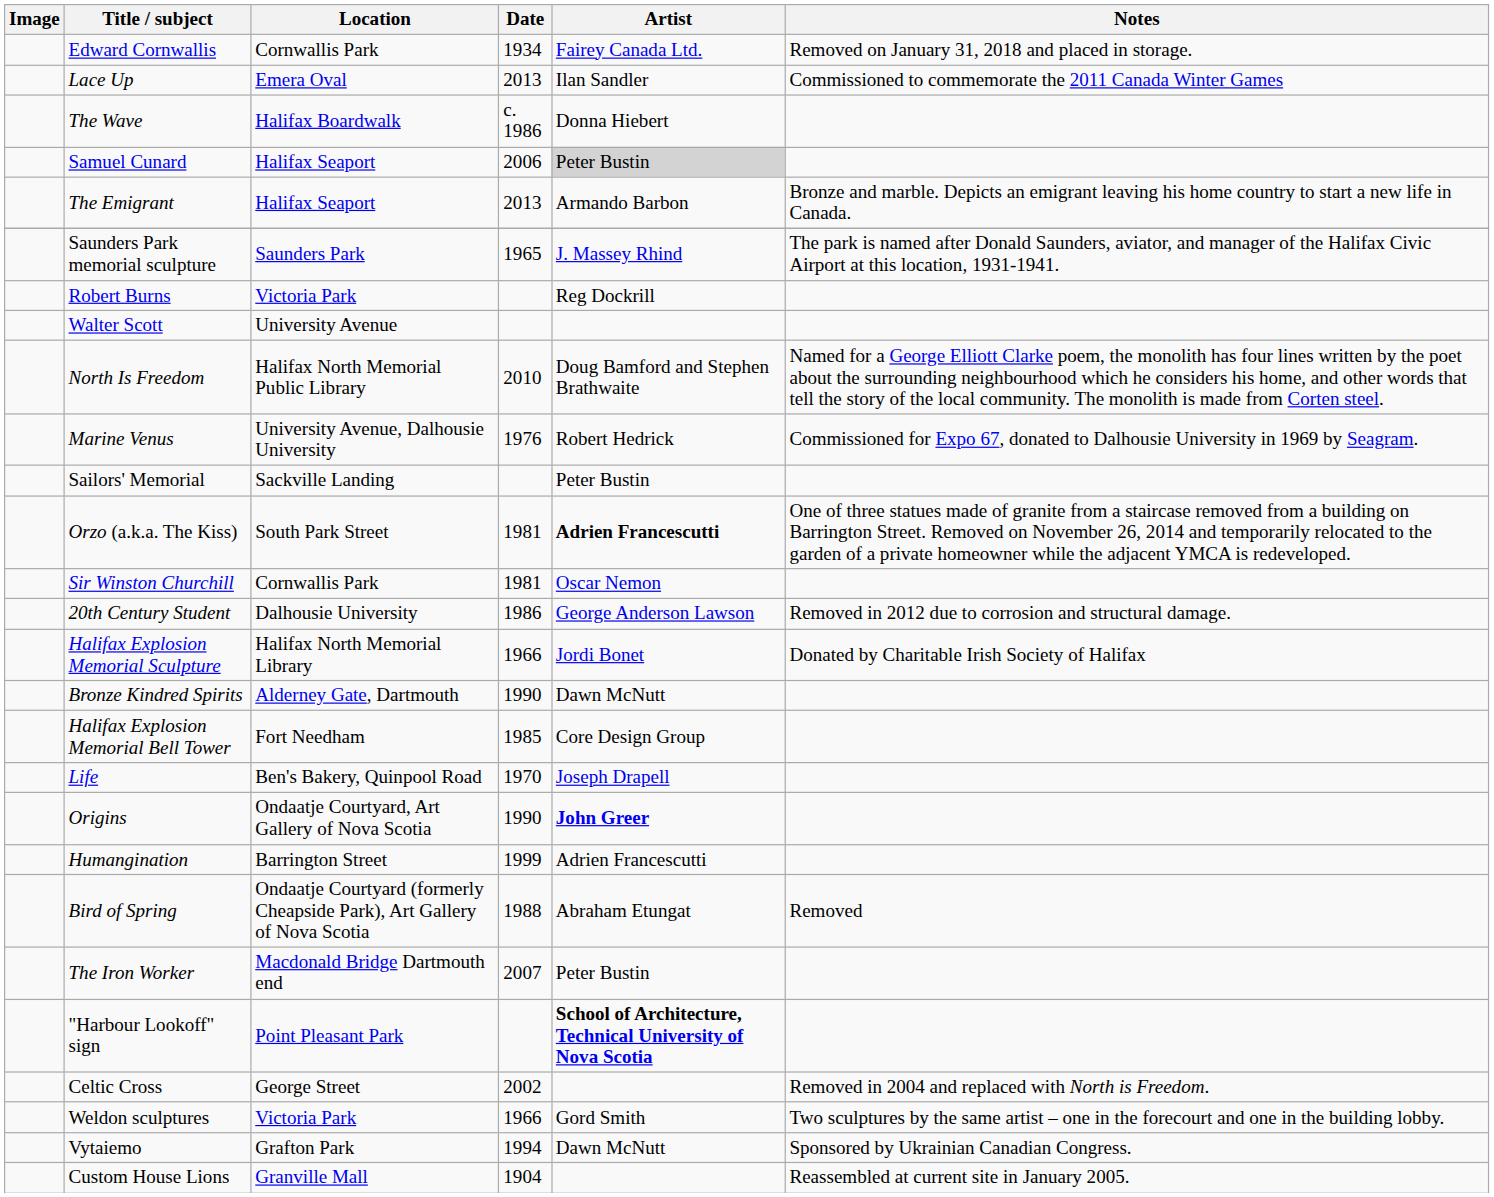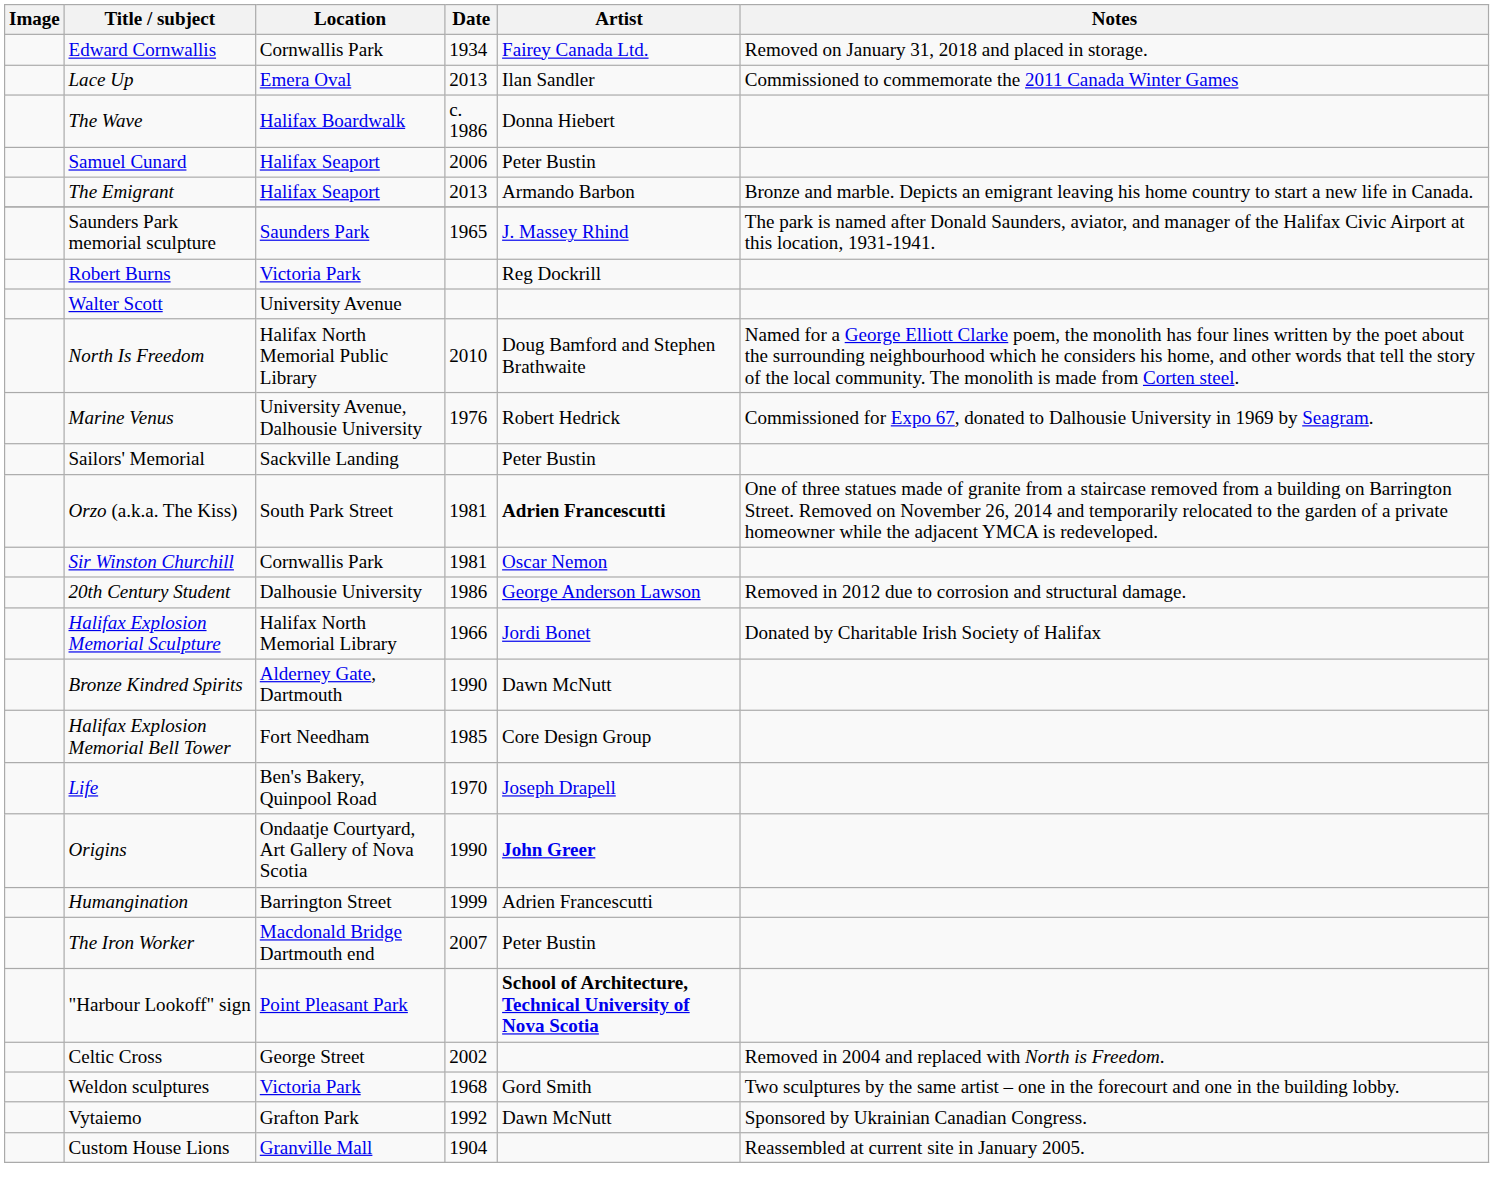(603, 161) lightgrey background -> (549, 161) no background
- row: (123, 910)
(522, 1117) 1966 -> (468, 1087) 1968
(522, 1147) 1994 -> (468, 1117) 1992
